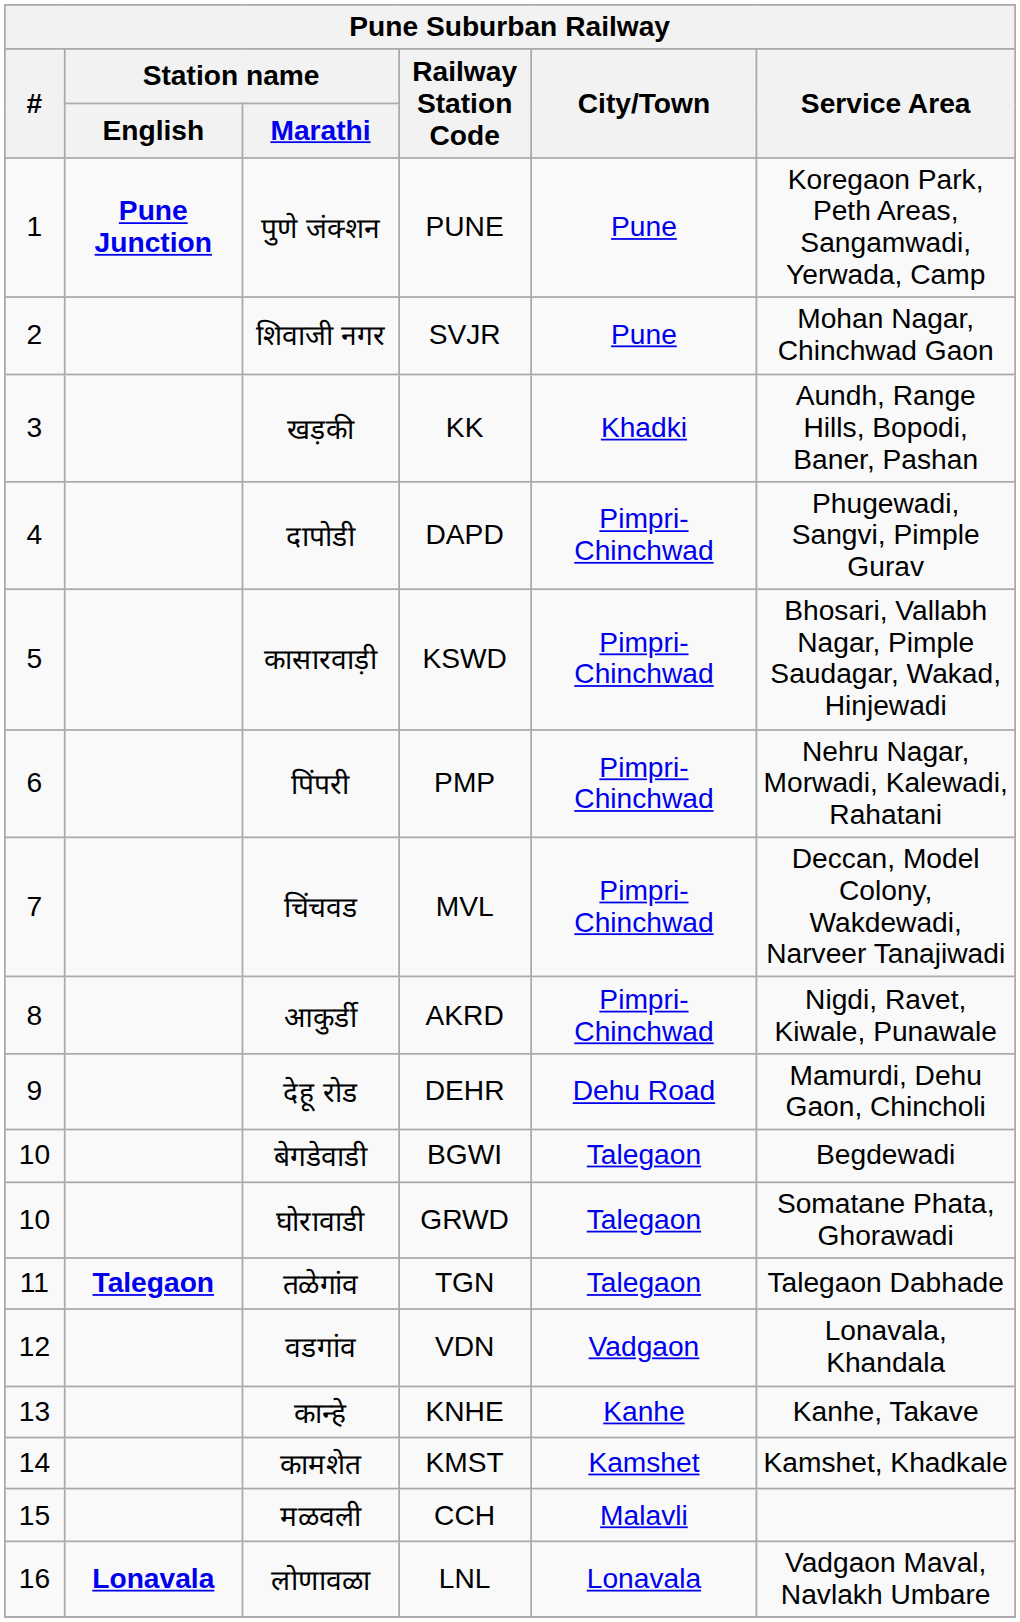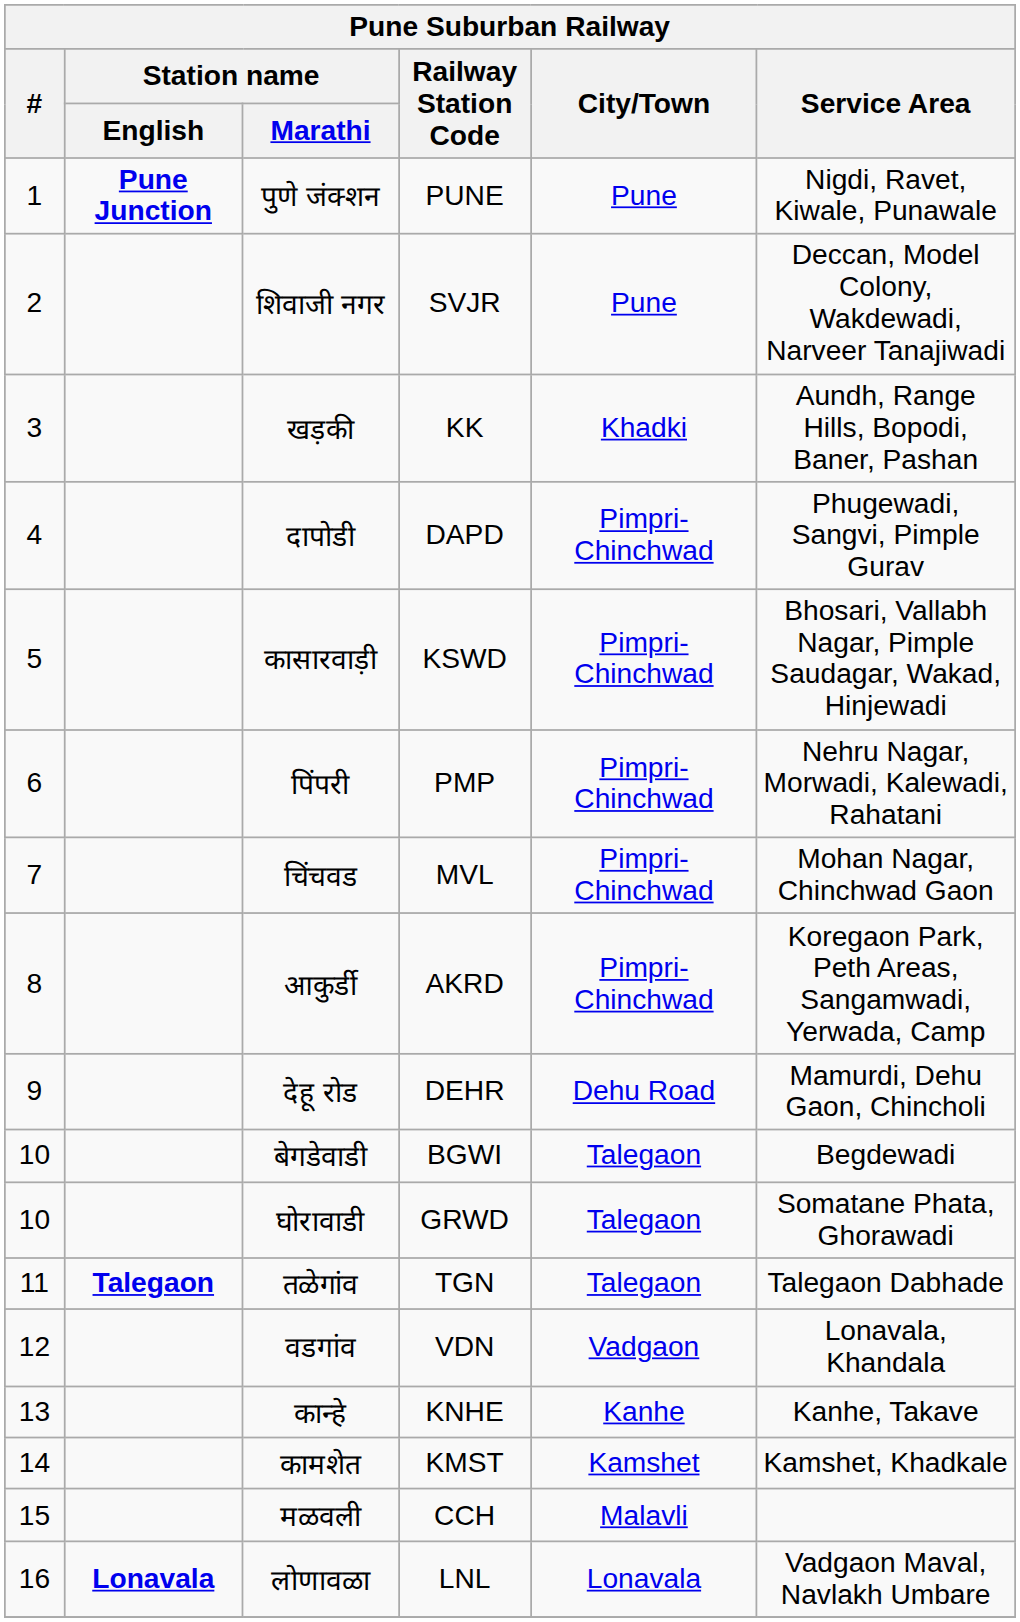(886, 227) Koregaon Park, Peth Areas, Sangamwadi, Yerwada, Camp -> (886, 195) Nigdi, Ravet, Kiwale, Punawale
(886, 335) Mohan Nagar, Chinchwad Gaon -> (886, 303) Deccan, Model Colony, Wakdewadi, Narveer Tanajiwadi
(886, 906) Deccan, Model Colony, Wakdewadi, Narveer Tanajiwadi -> (886, 875) Mohan Nagar, Chinchwad Gaon
(886, 1014) Nigdi, Ravet, Kiwale, Punawale -> (886, 983) Koregaon Park, Peth Areas, Sangamwadi, Yerwada, Camp
